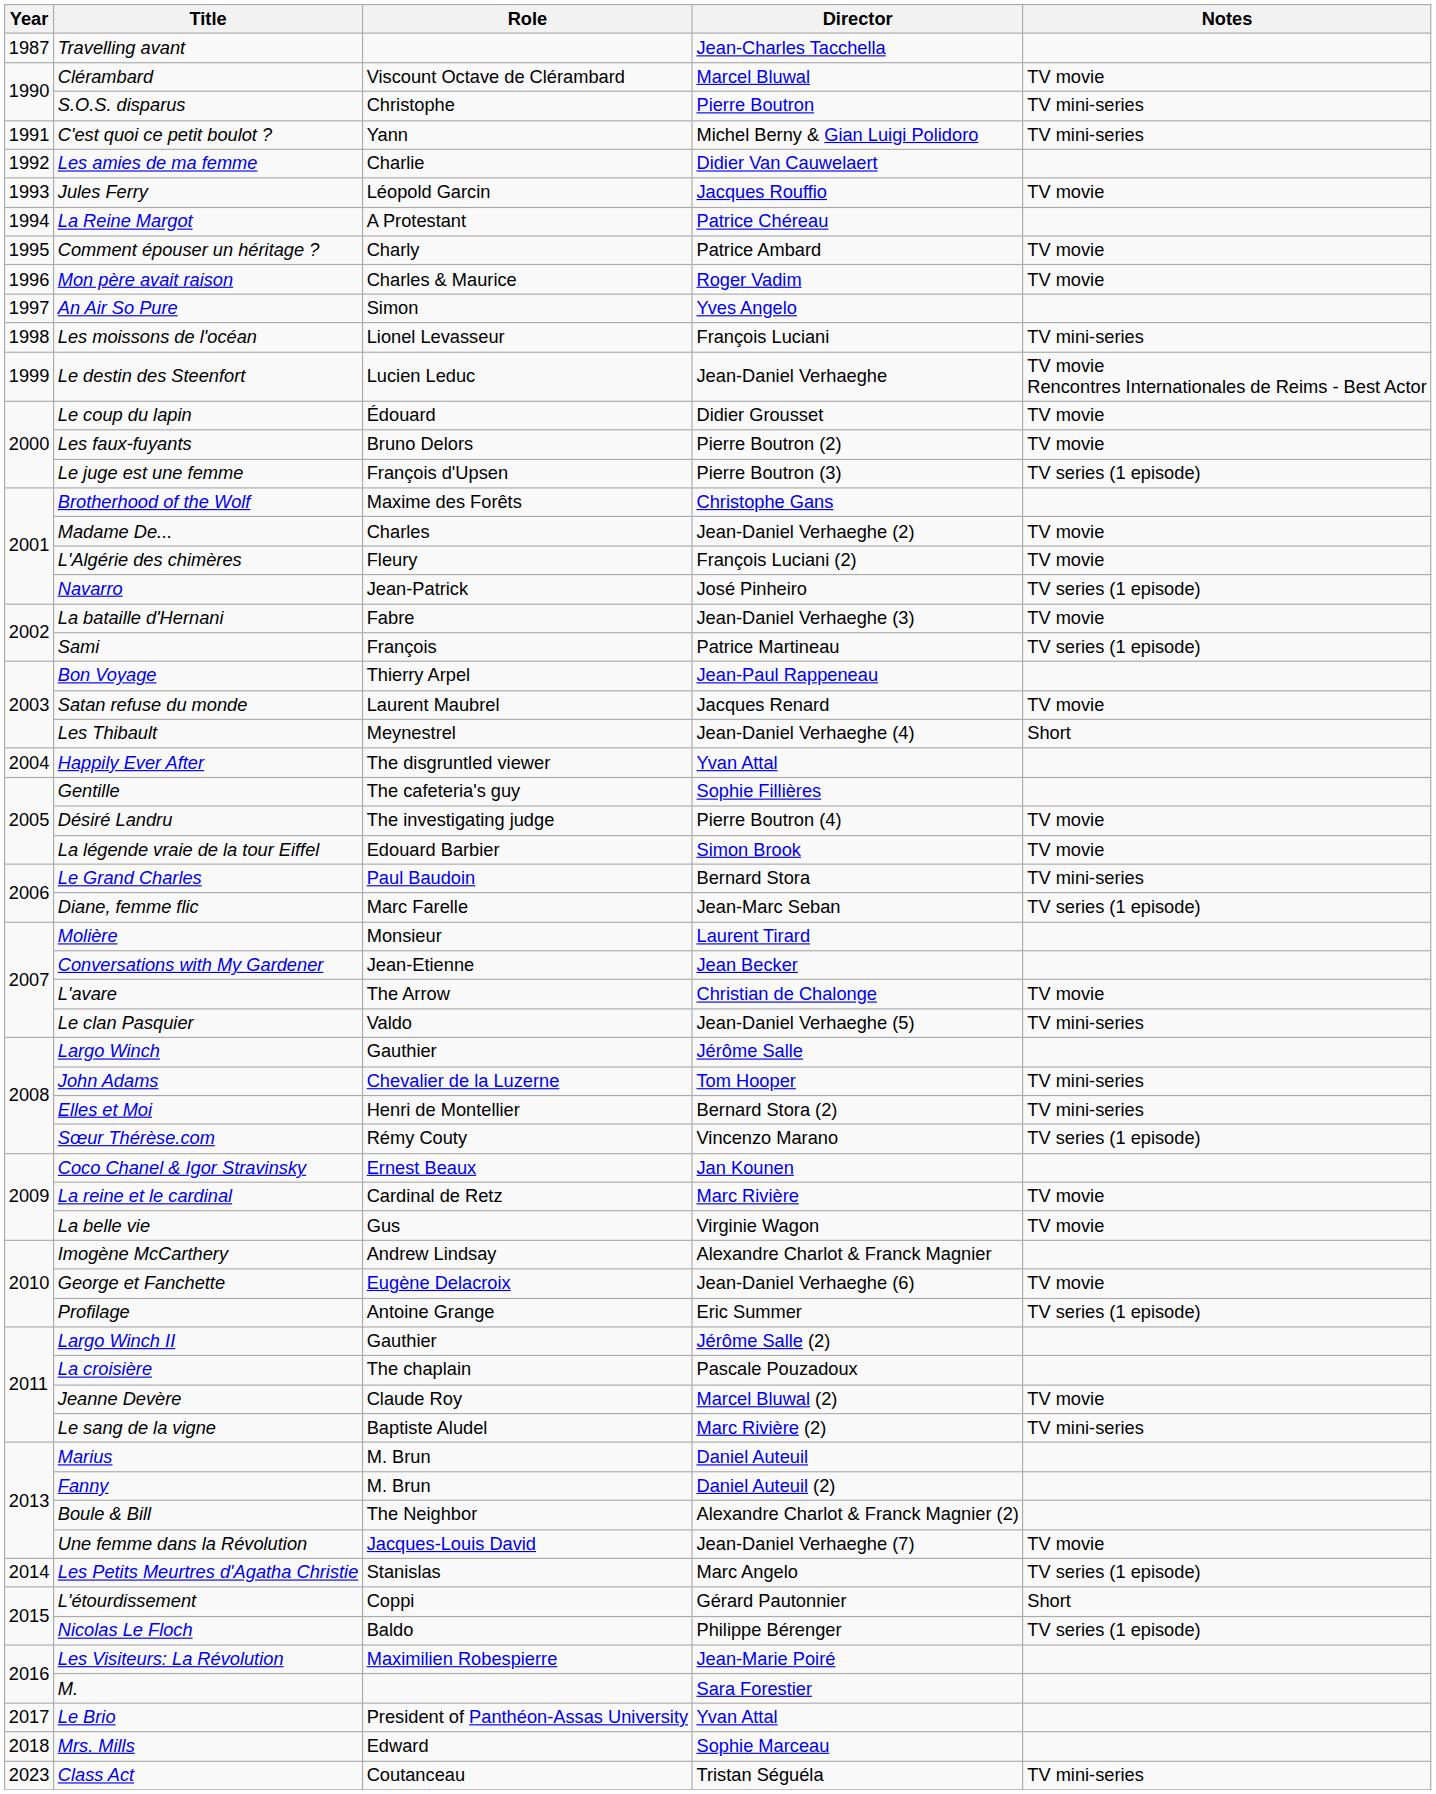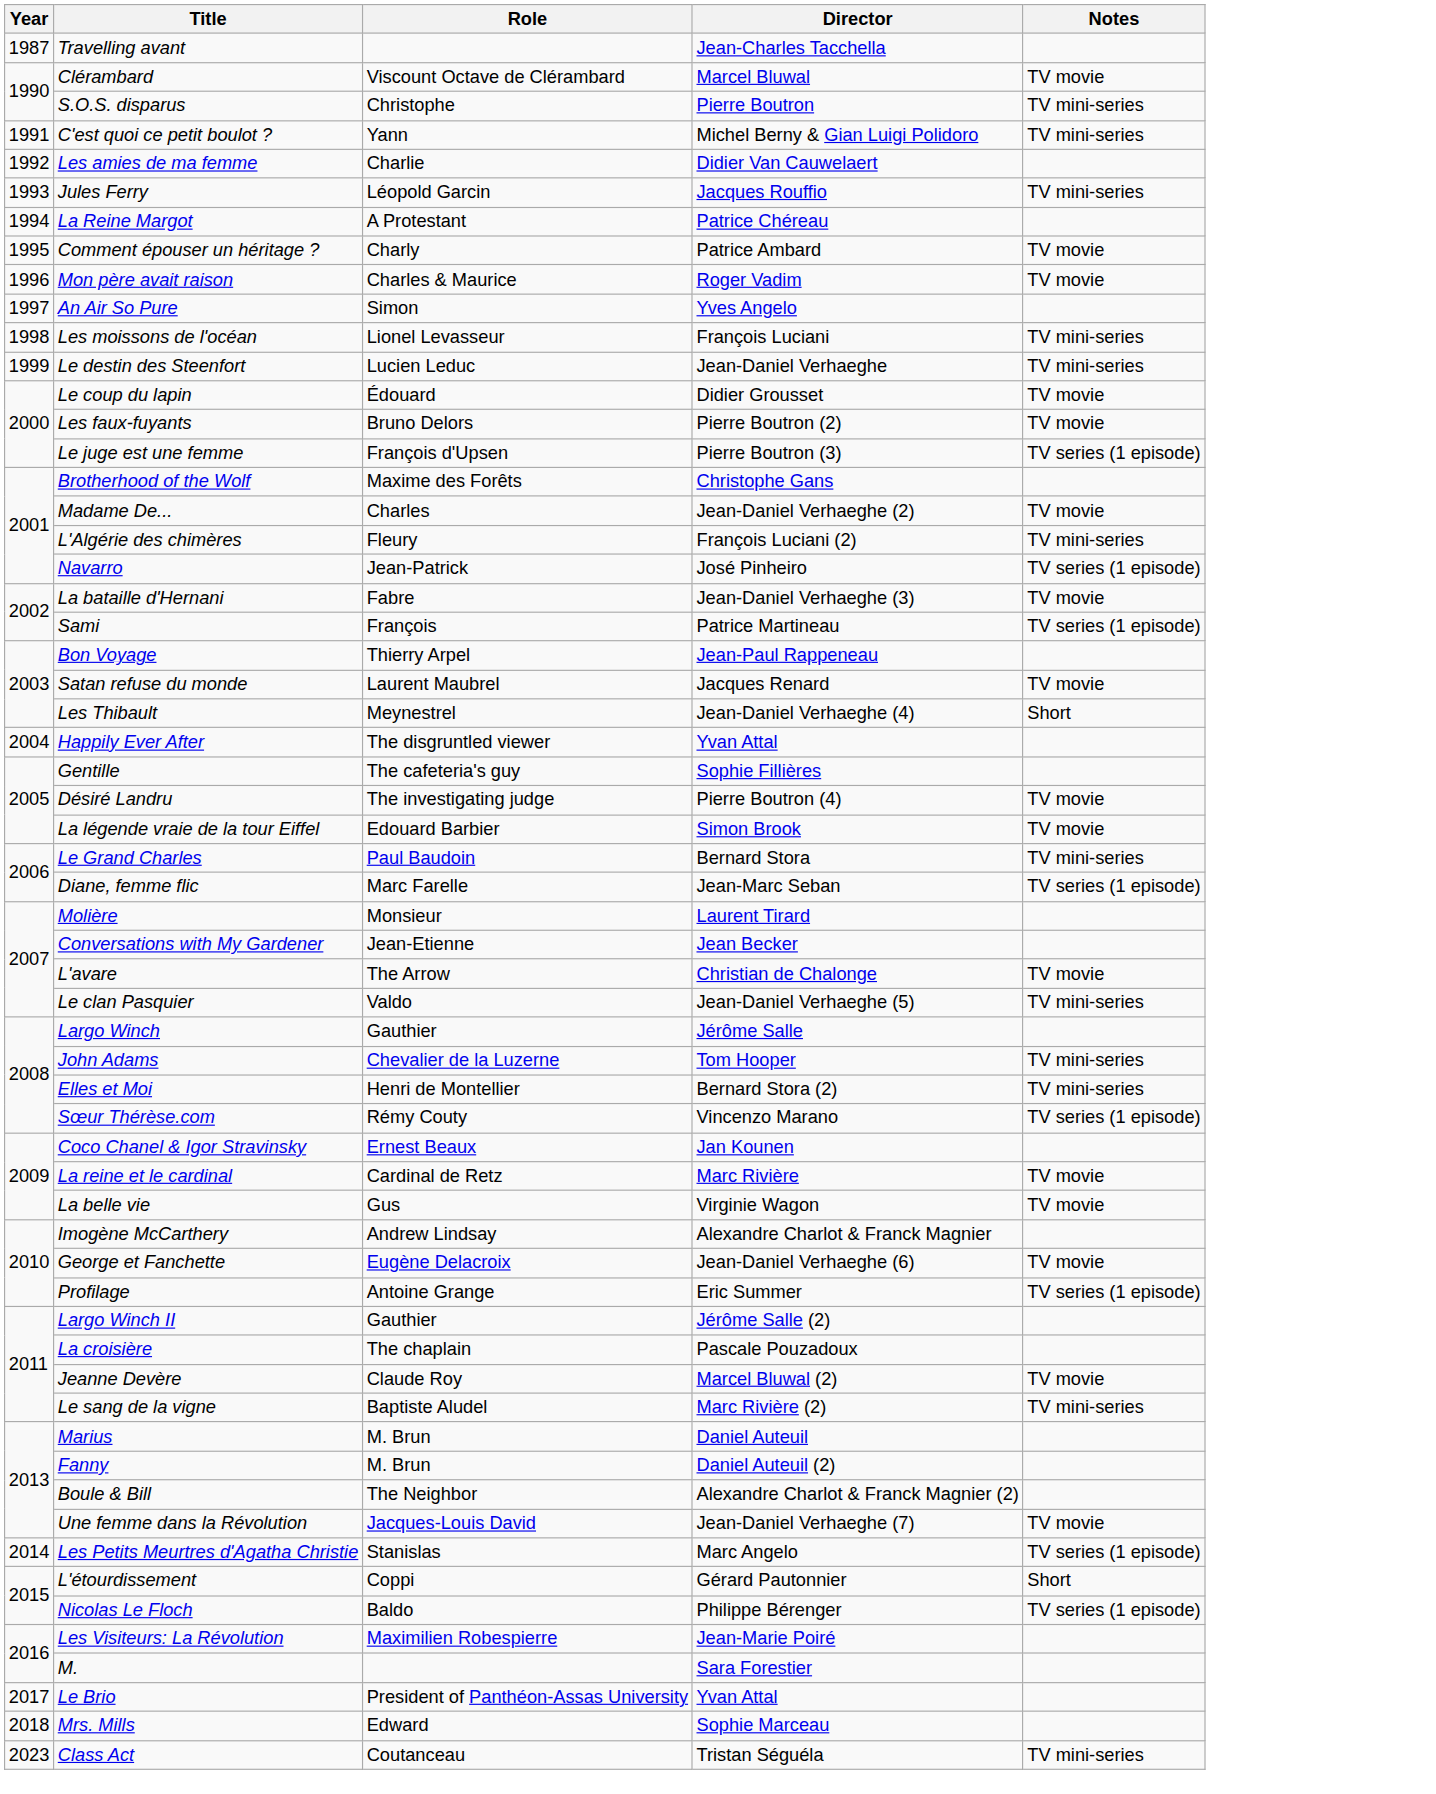(1066, 192) TV movie -> (1086, 192) TV mini-series
(1227, 376) TV movie Rencontres Internationales de Reims - Best Actor -> (1086, 366) TV mini-series
(1066, 560) TV movie -> (1086, 539) TV mini-series
